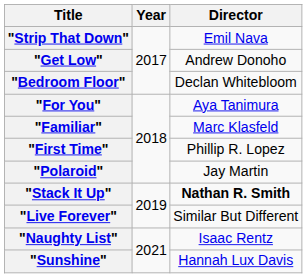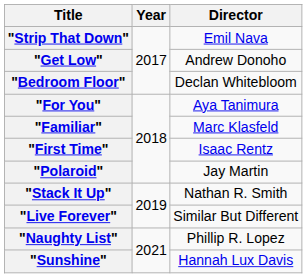(236, 149) Phillip R. Lopez -> (236, 149) Isaac Rentz
(236, 194) bold -> (236, 194) normal
(236, 238) Isaac Rentz -> (236, 238) Phillip R. Lopez
